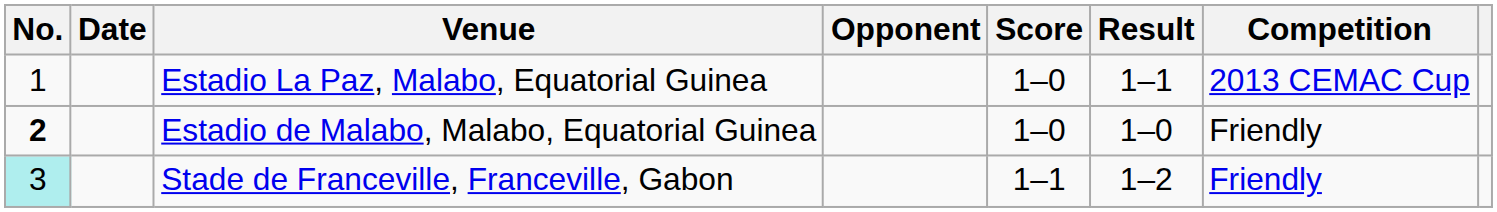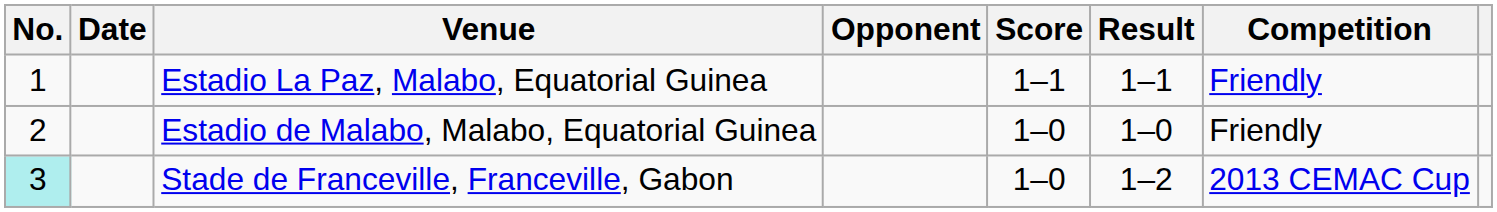(1039, 79) 1–0 -> (1039, 79) 1–1
(1340, 79) 2013 CEMAC Cup -> (1266, 79) Friendly
(38, 130) bold -> (38, 130) normal
(1039, 180) 1–1 -> (1039, 180) 1–0
(1266, 180) Friendly -> (1340, 180) 2013 CEMAC Cup
